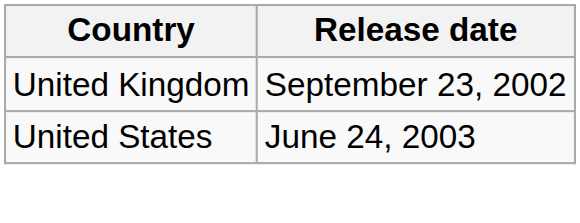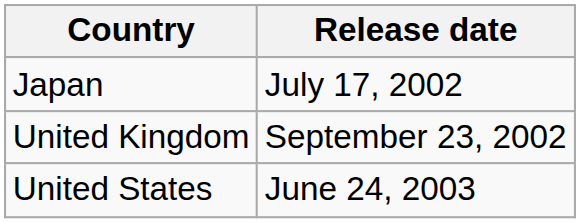+ row: (58, 83)
